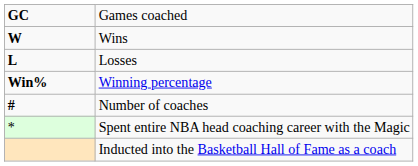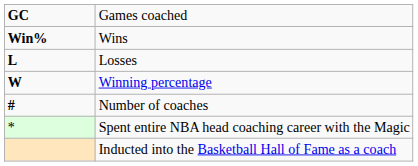(15, 37) W -> (28, 37) Win%
(28, 82) Win% -> (15, 82) W
